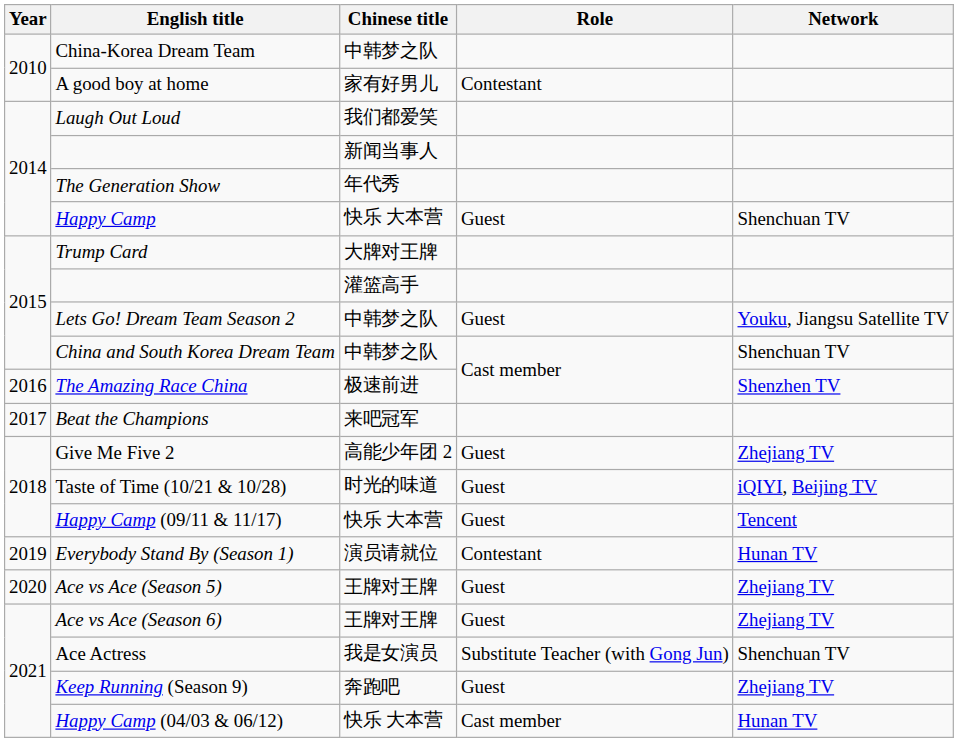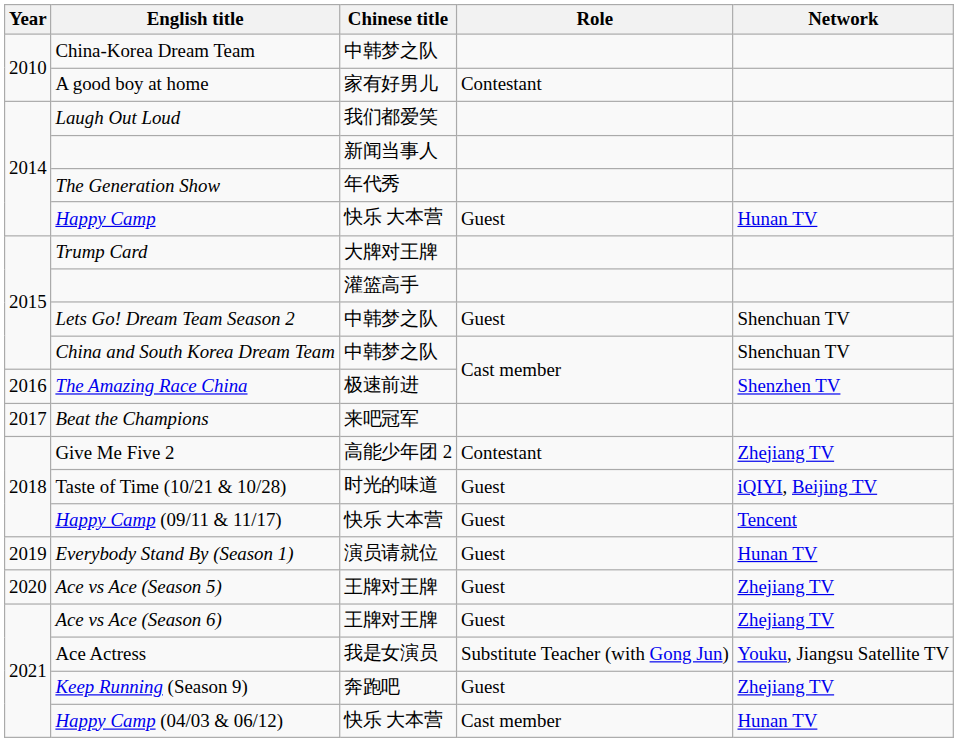(794, 218) Shenchuan TV -> (777, 218) Hunan TV
(843, 319) Youku, Jiangsu Satellite TV -> (794, 319) Shenchuan TV
(483, 452) Guest -> (501, 452) Contestant
(501, 553) Contestant -> (483, 553) Guest
(794, 653) Shenchuan TV -> (843, 653) Youku, Jiangsu Satellite TV
